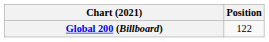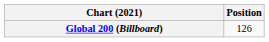(244, 28) 122 -> (244, 28) 126
